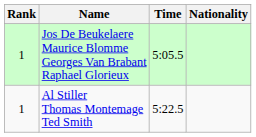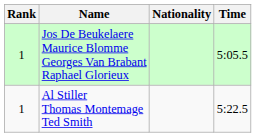columns swapped: (219, 14) <-> (168, 14)
